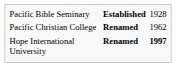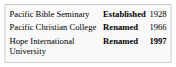(158, 27) 1962 -> (158, 27) 1966
